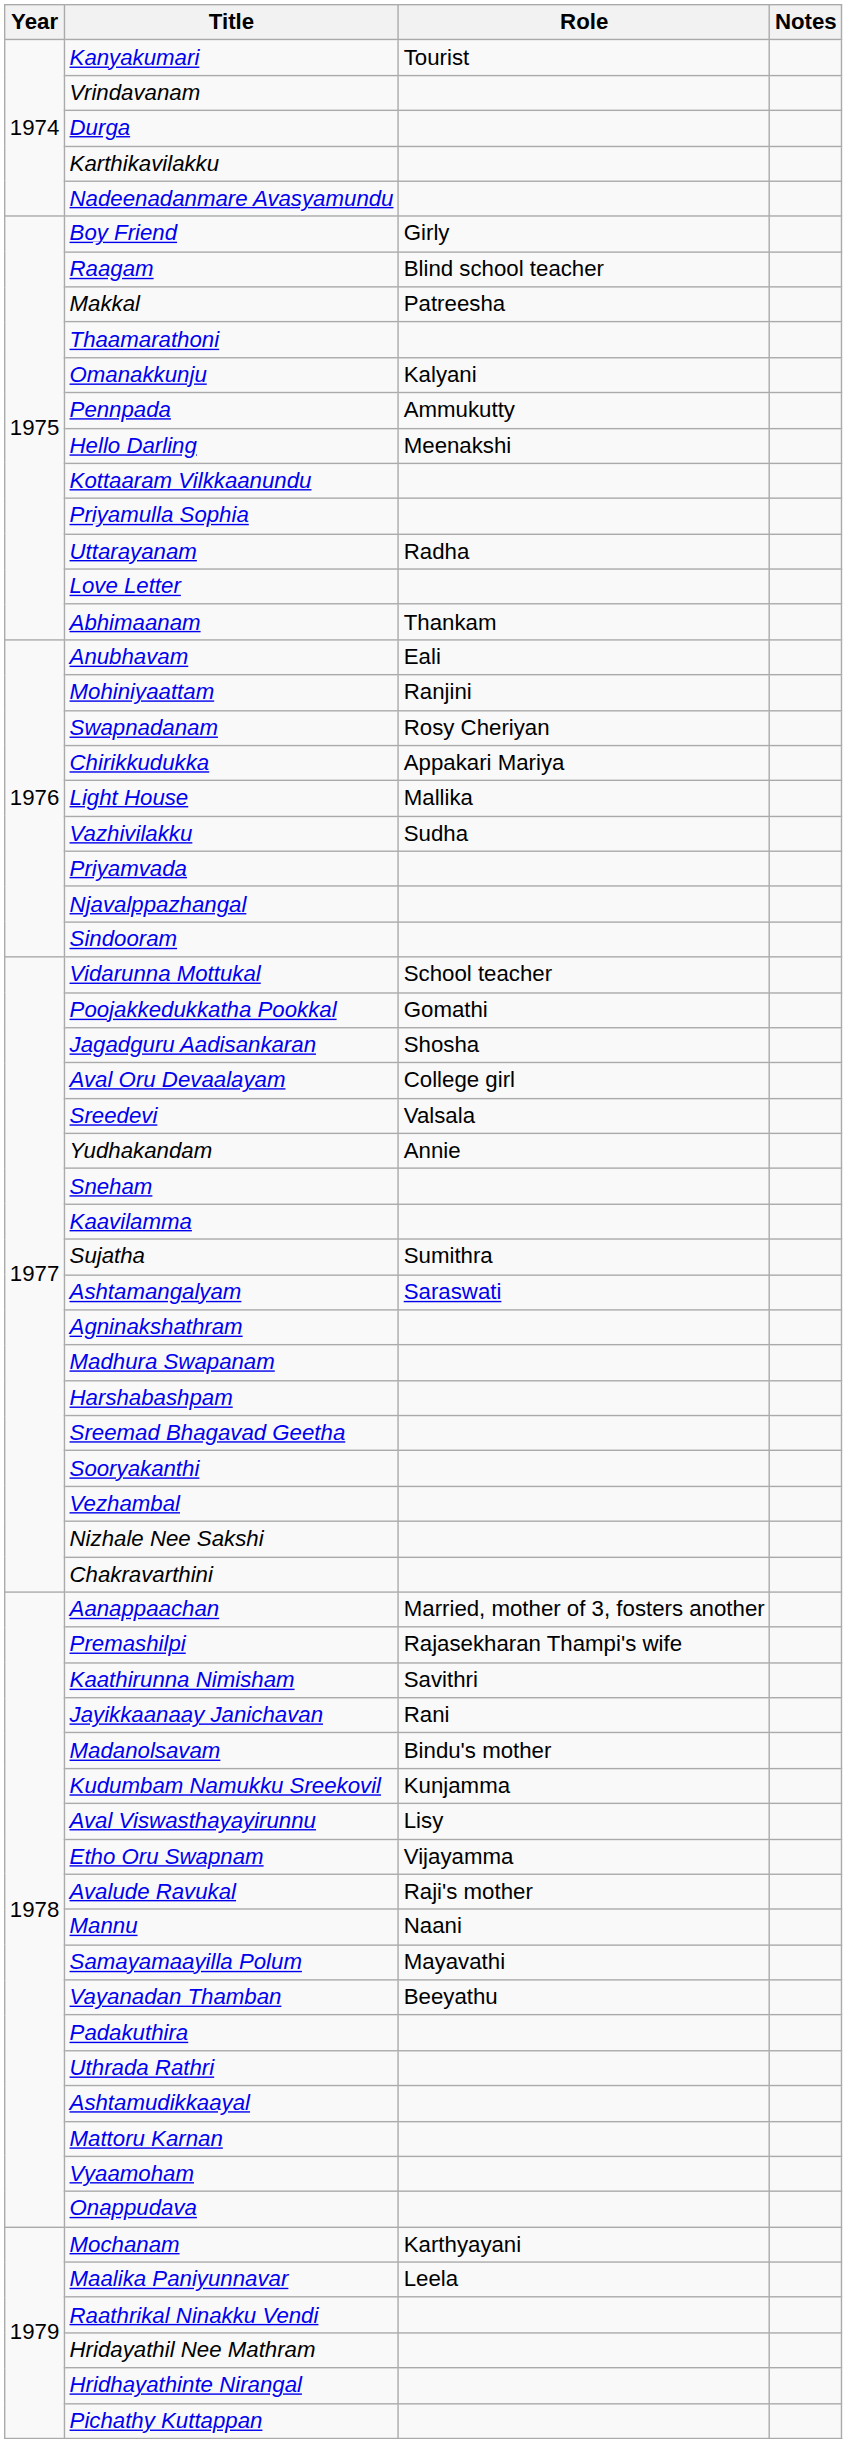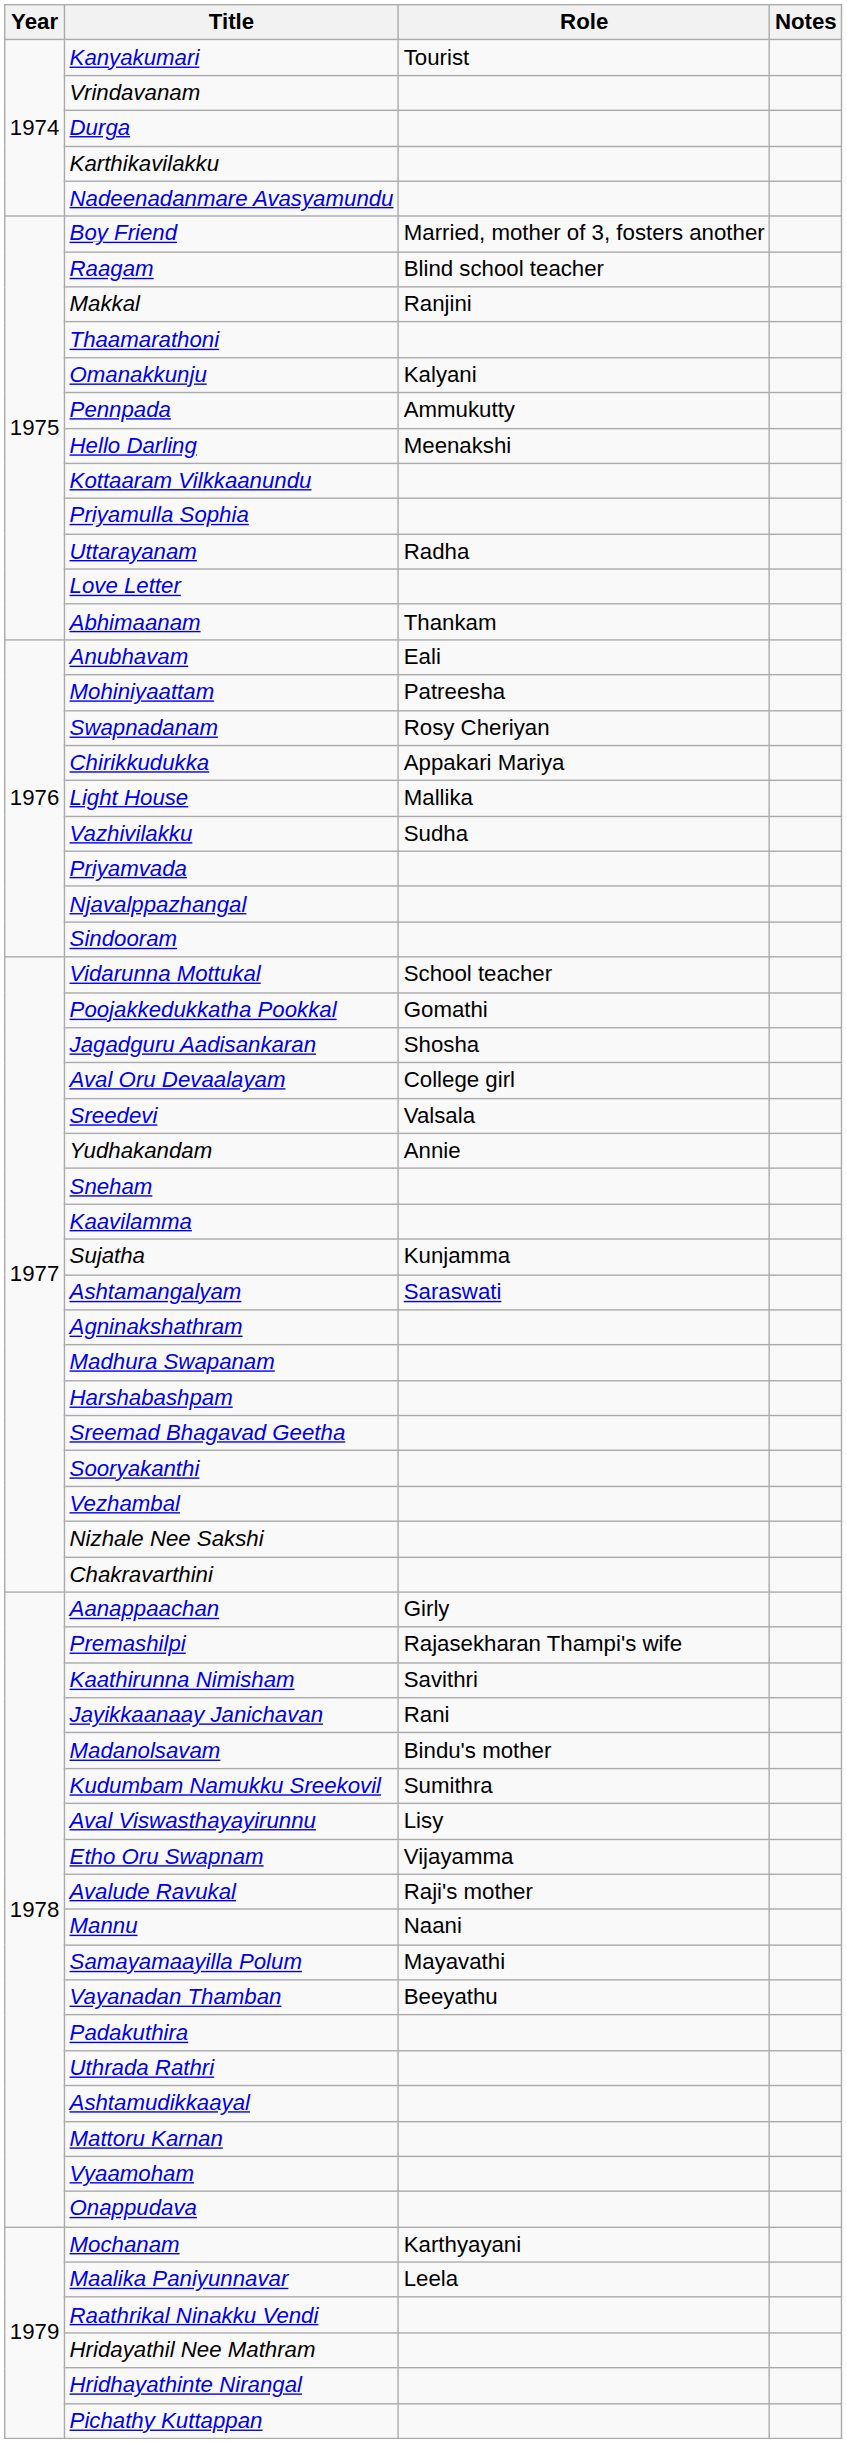(427, 233) Girly -> (584, 233) Married, mother of 3, fosters another
(454, 304) Patreesha -> (438, 304) Ranjini
(438, 692) Ranjini -> (454, 692) Patreesha
(448, 1256) Sumithra -> (457, 1256) Kunjamma
(584, 1609) Married, mother of 3, fosters another -> (427, 1609) Girly
(457, 1785) Kunjamma -> (448, 1785) Sumithra
